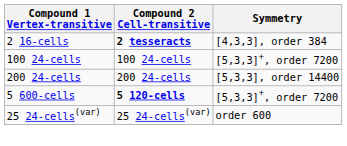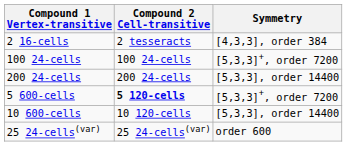(154, 41) bold -> (154, 41) normal
+ row: (44, 114)
